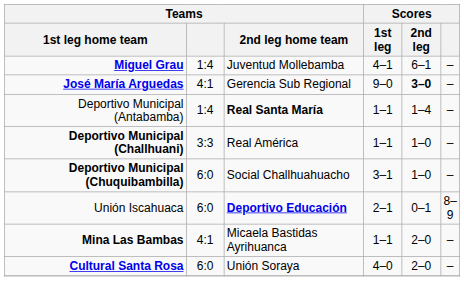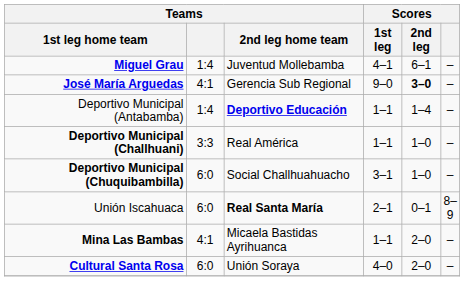(275, 110) Real Santa María -> (287, 110) Deportivo Educación
(287, 207) Deportivo Educación -> (275, 207) Real Santa María
